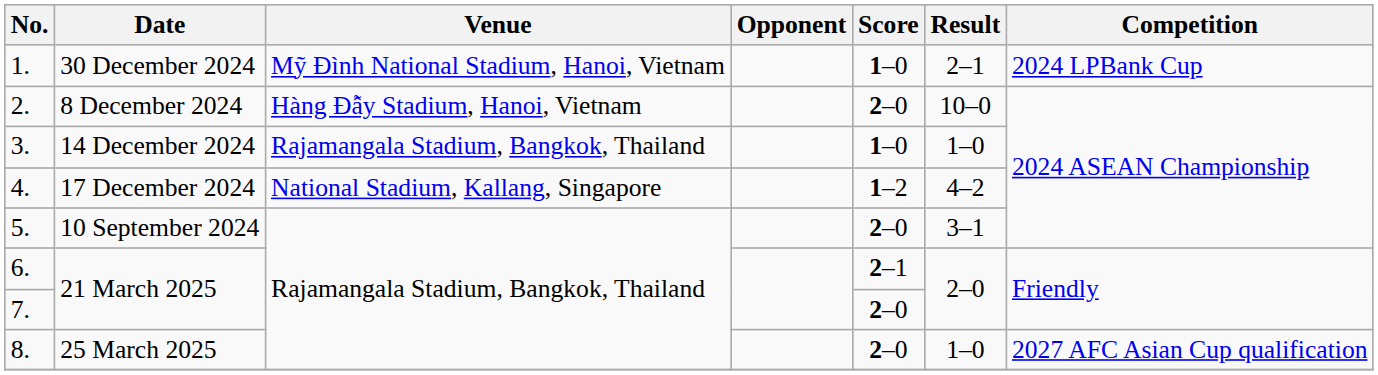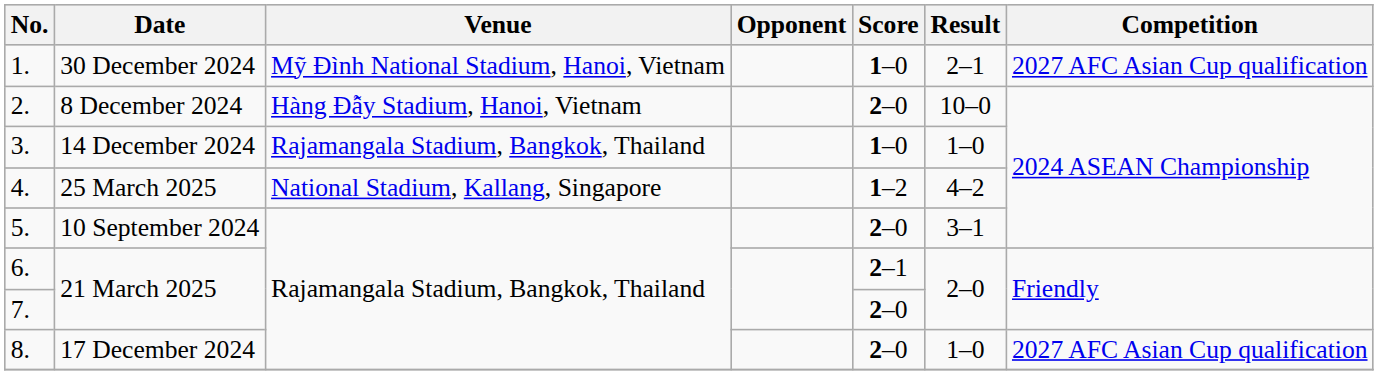(1107, 65) 2024 LPBank Cup -> (1190, 65) 2027 AFC Asian Cup qualification
(158, 187) 17 December 2024 -> (138, 187) 25 March 2025
(138, 349) 25 March 2025 -> (158, 349) 17 December 2024
